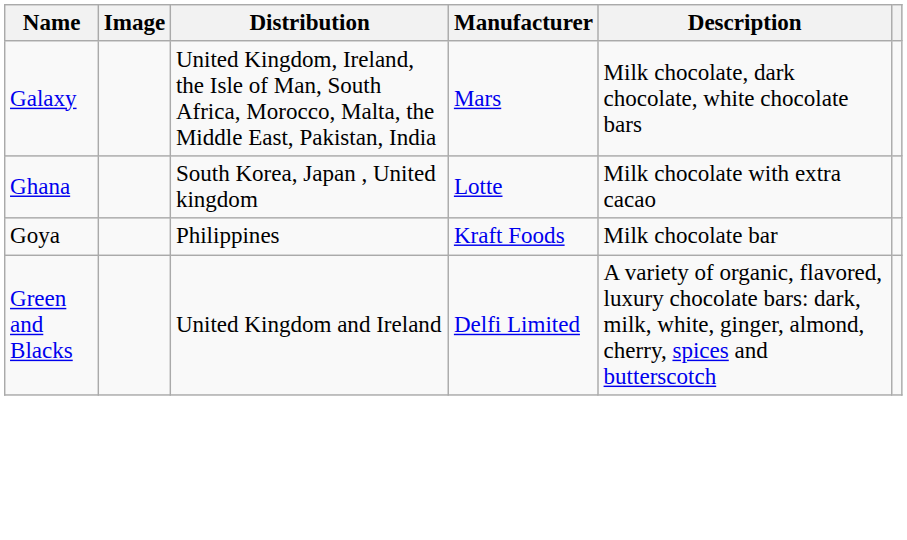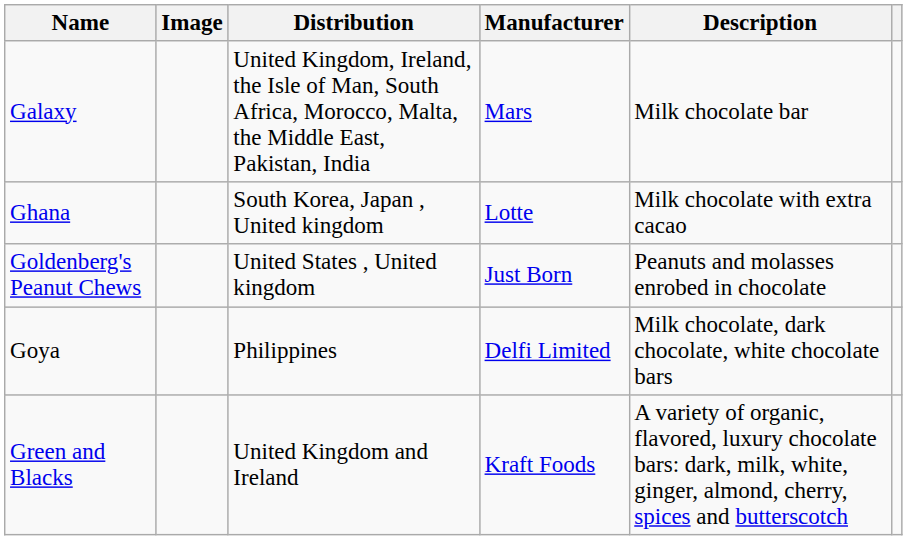(726, 98) Milk chocolate, dark chocolate, white chocolate bars -> (721, 111) Milk chocolate bar
+ row: (76, 274)
(509, 236) Kraft Foods -> (548, 350) Delfi Limited
(691, 236) Milk chocolate bar -> (757, 350) Milk chocolate, dark chocolate, white chocolate bars
(517, 324) Delfi Limited -> (540, 464) Kraft Foods
